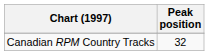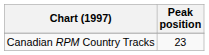(180, 42) 32 -> (180, 42) 23
